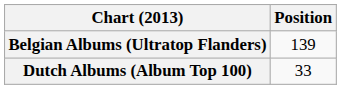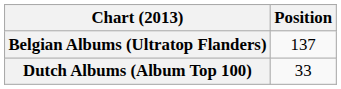(303, 44) 139 -> (303, 44) 137
